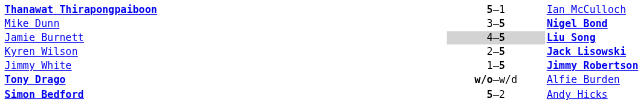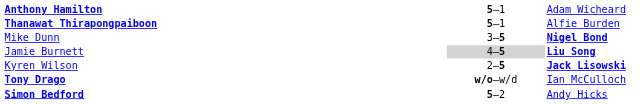+ row: (53, 10)
(586, 10) Ian McCulloch -> (583, 24) Alfie Burden
- row: (38, 66)
(583, 80) Alfie Burden -> (586, 80) Ian McCulloch
